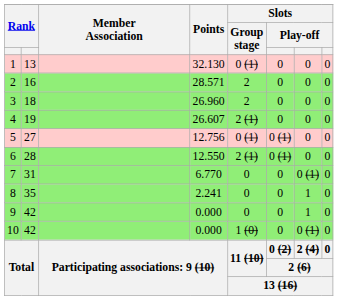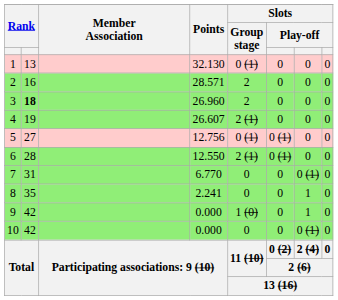(30, 100) normal -> (30, 100) bold
(247, 212) 0 -> (247, 212) 1 (0)
(247, 230) 1 (0) -> (247, 230) 0
